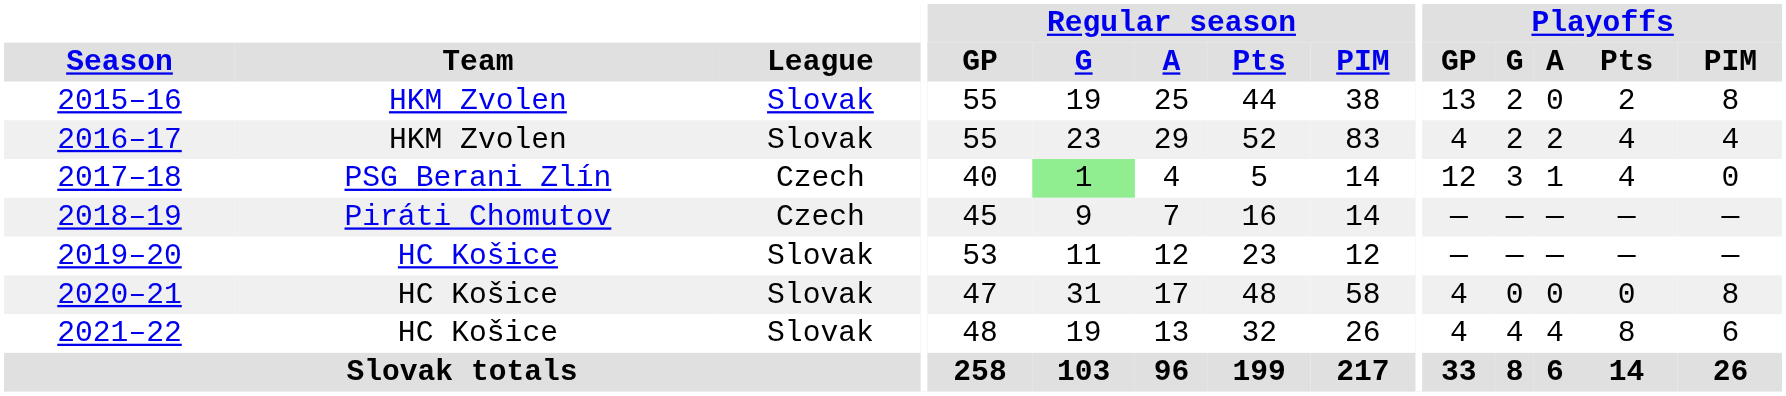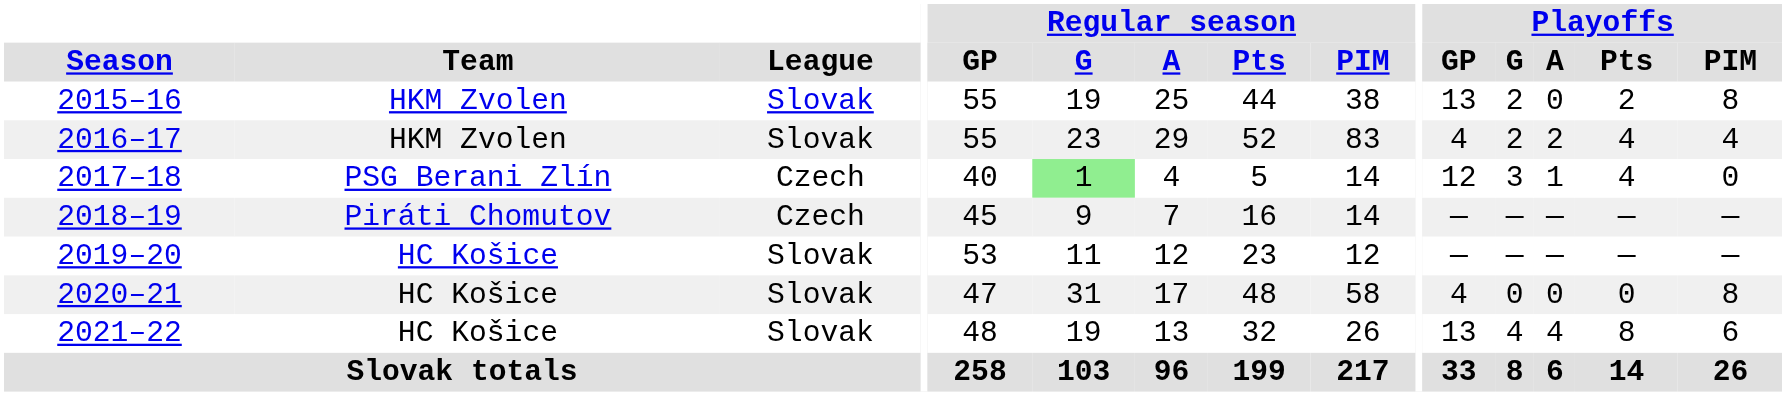(1459, 333) 4 -> (1459, 333) 13
